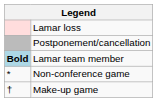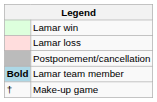+ row: (56, 28)
- row: (81, 74)
